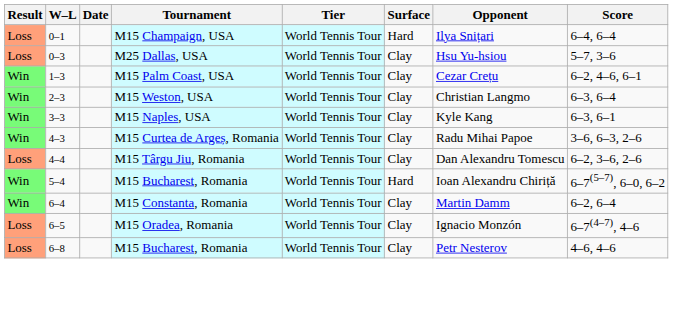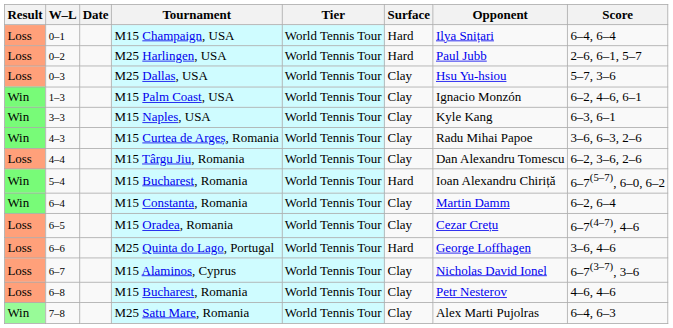+ row: (57, 56)
(467, 76) Cezar Crețu -> (479, 96) Ignacio Monzón
- row: (57, 97)
(479, 225) Ignacio Monzón -> (467, 225) Cezar Crețu
+ row: (57, 248)
+ row: (57, 270)
+ row: (57, 313)
